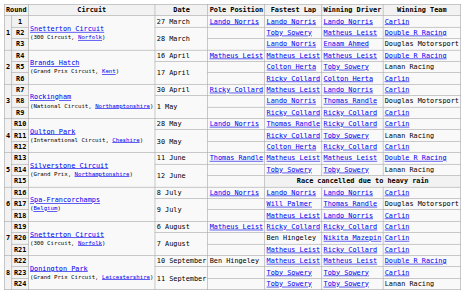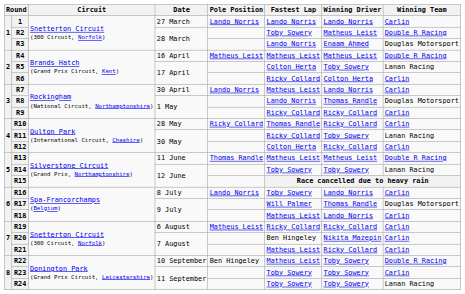(236, 90) Ricky Collard -> (234, 90) Lando Norris
(234, 124) Lando Norris -> (236, 124) Ricky Collard
(291, 193) Lando Norris -> (289, 193) Toby Sowery
(350, 261) Matheus Leist -> (346, 261) Toby Sowery
